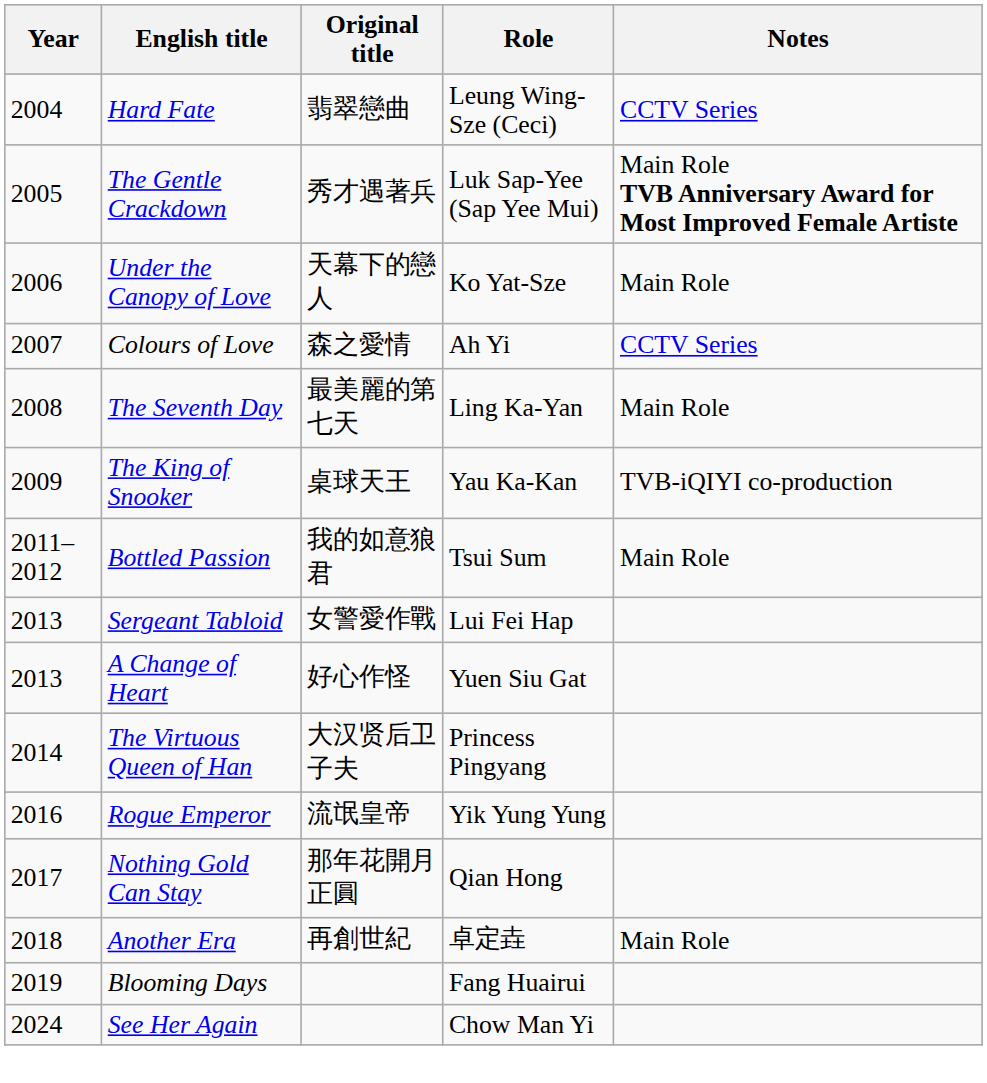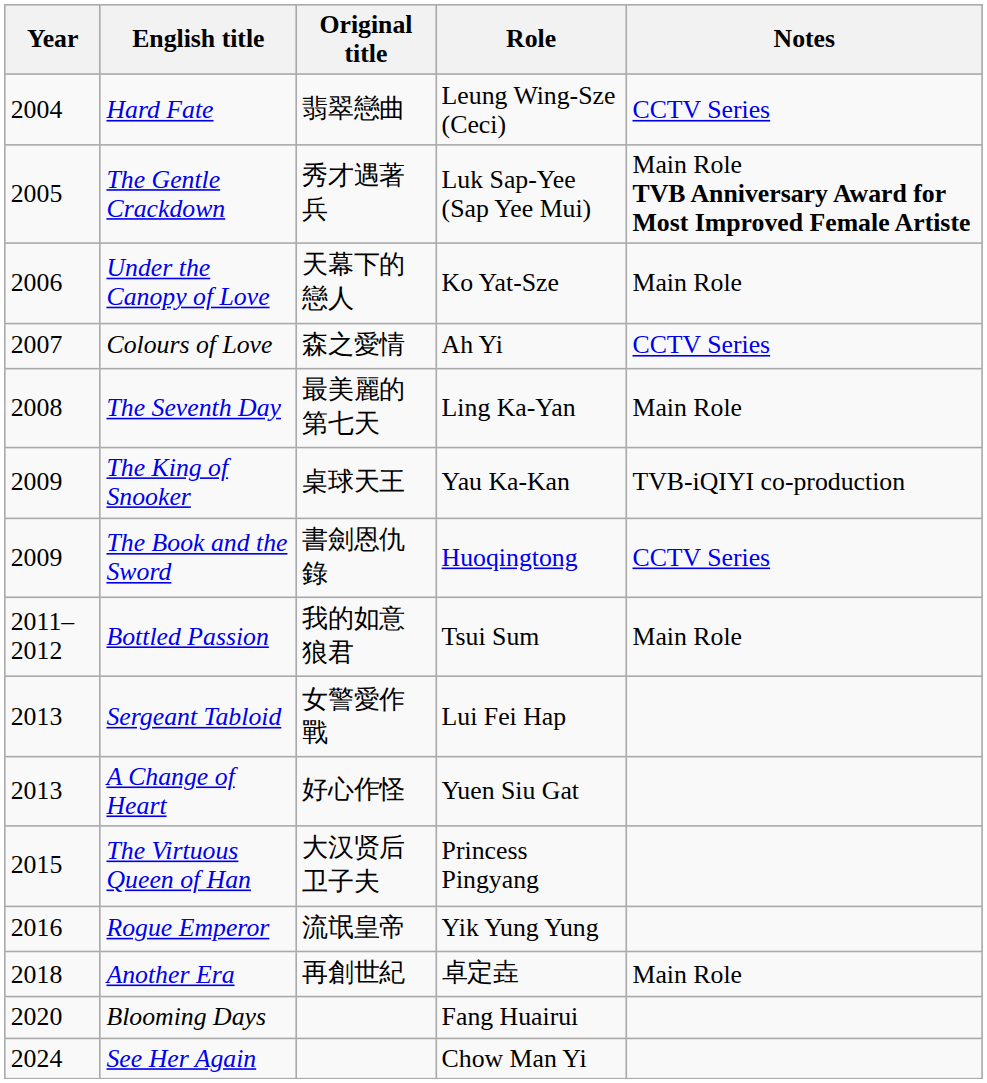+ row: (197, 557)
(37, 752) 2014 -> (37, 865) 2015
- row: (178, 877)
(37, 983) 2019 -> (37, 1017) 2020
